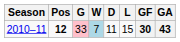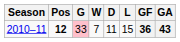(96, 29) lightblue background -> (96, 29) no background
(145, 29) 30 -> (145, 29) 36
